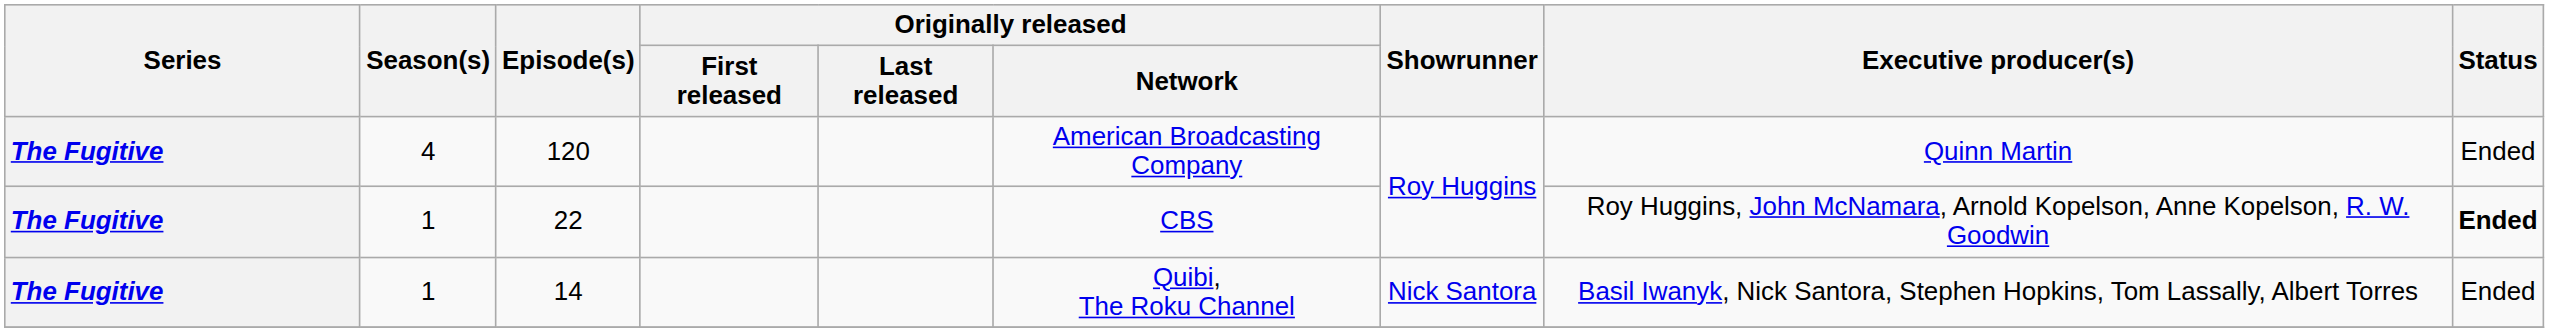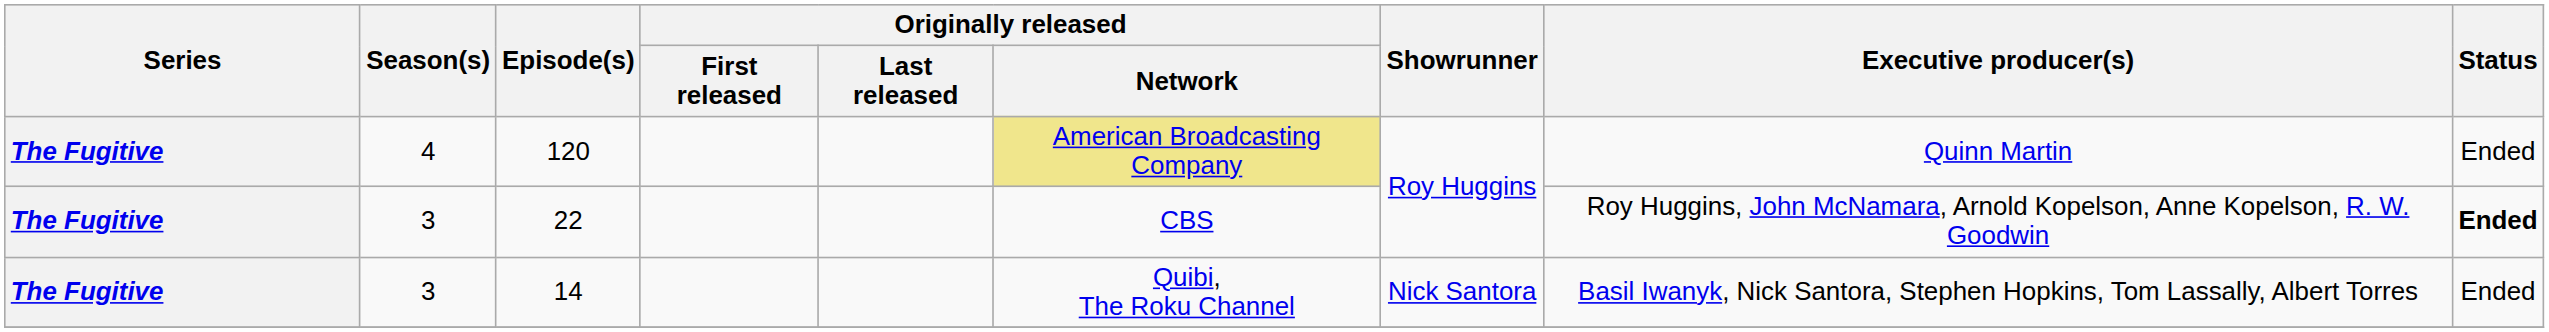(1187, 151) no background -> (1187, 151) khaki background
(428, 221) 1 -> (428, 221) 3
(428, 291) 1 -> (428, 291) 3
